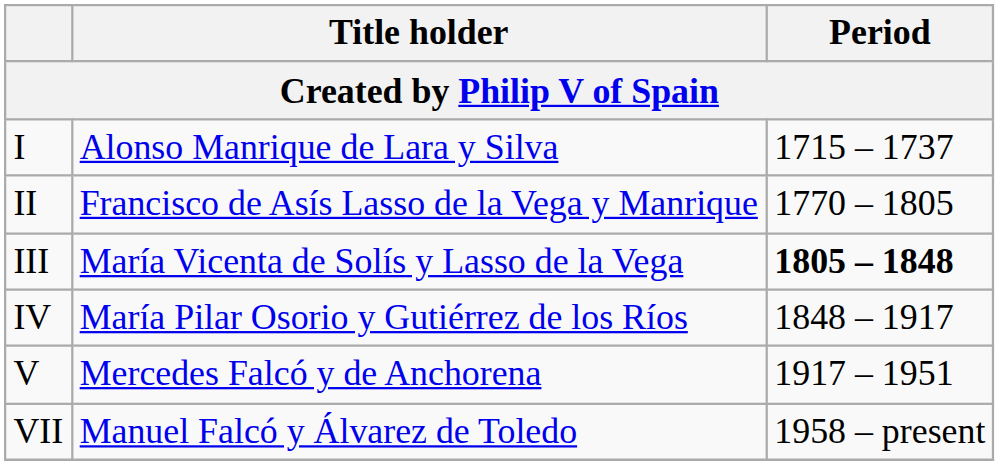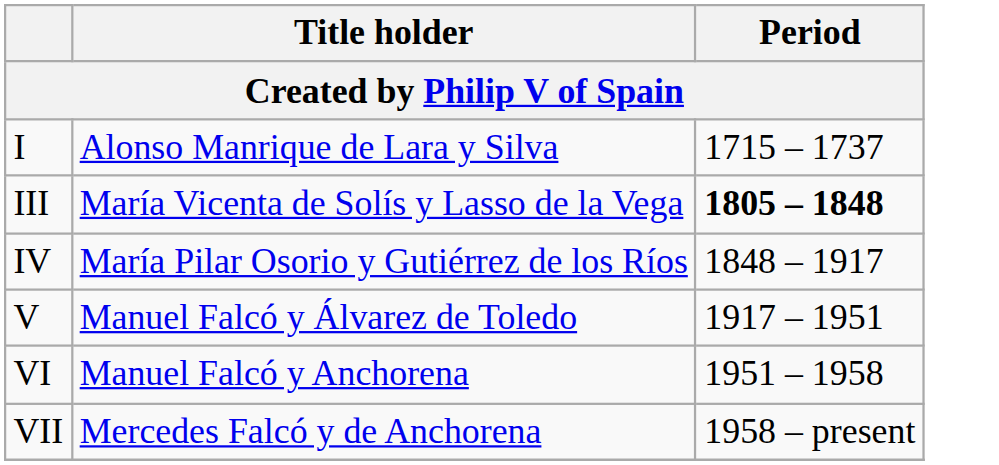- row: (25, 203)
(311, 373) Mercedes Falcó y de Anchorena -> (328, 317) Manuel Falcó y Álvarez de Toledo
+ row: (32, 373)
(328, 430) Manuel Falcó y Álvarez de Toledo -> (311, 430) Mercedes Falcó y de Anchorena
